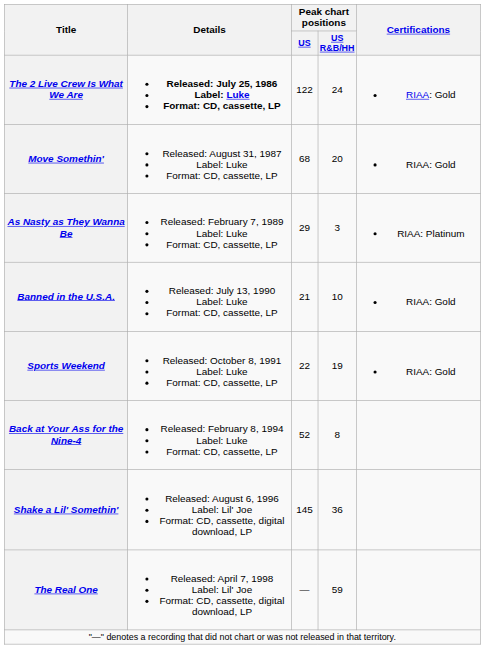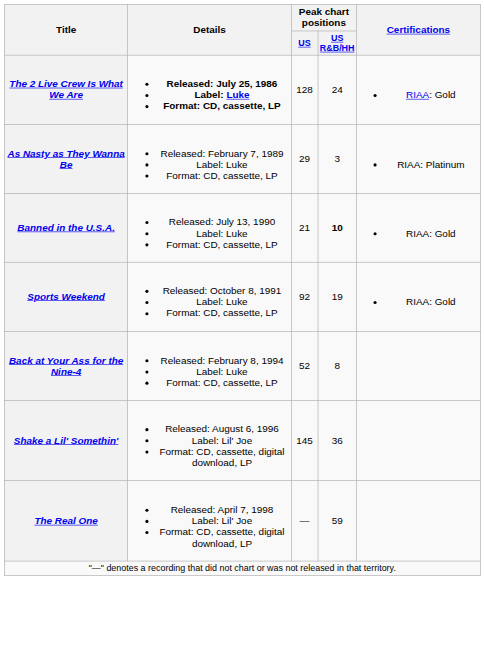(304, 89) 122 -> (304, 89) 128
- row: (66, 158)
(337, 297) normal -> (337, 228) bold
(304, 366) 22 -> (304, 297) 92
